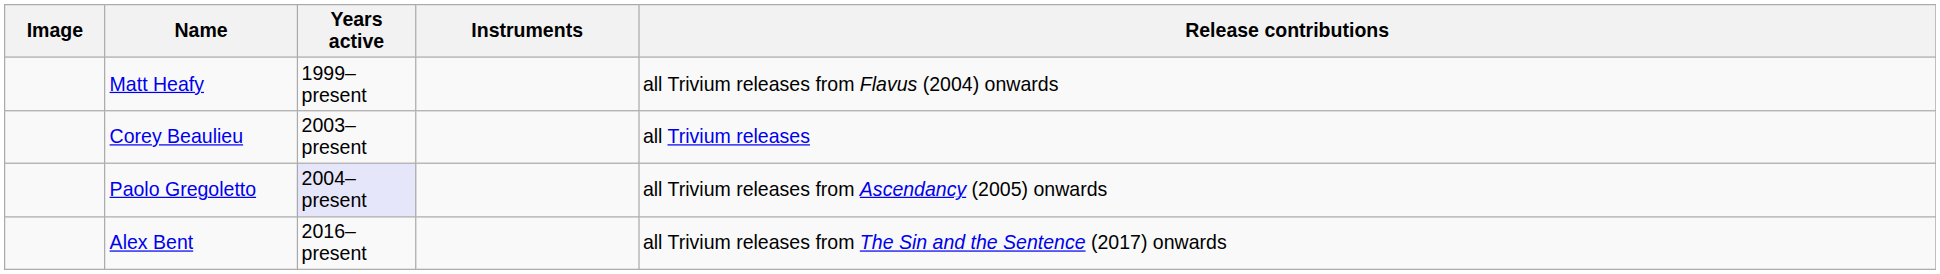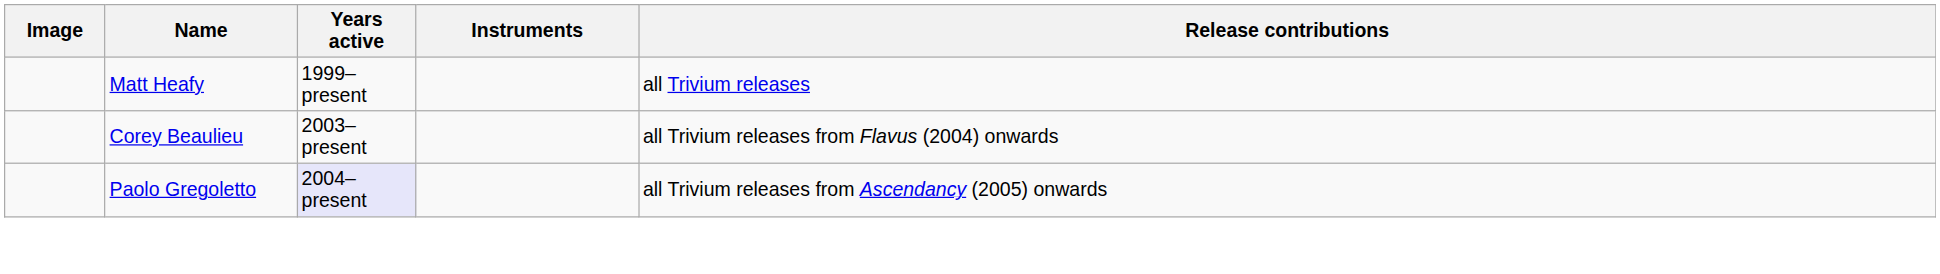(851, 83) all Trivium releases from Flavus (2004) onwards -> (726, 83) all Trivium releases
(726, 136) all Trivium releases -> (851, 136) all Trivium releases from Flavus (2004) onwards
- row: (151, 242)
